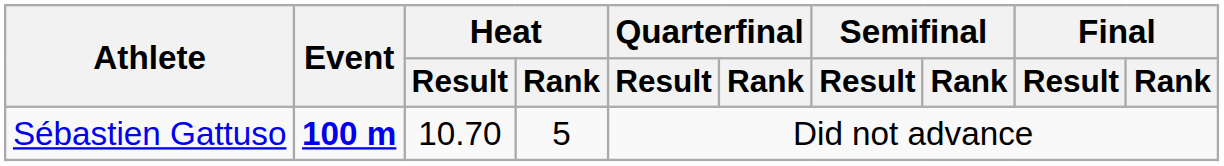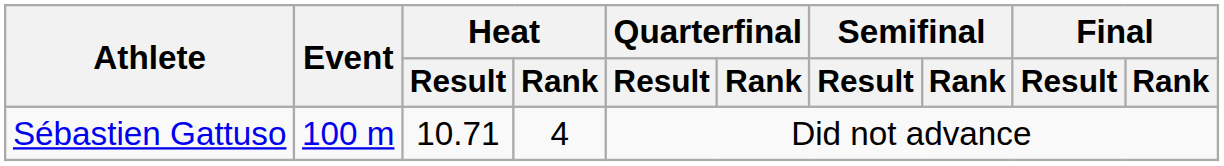(349, 134) bold -> (348, 134) normal
(460, 134) 10.70 -> (458, 134) 10.71
(562, 134) 5 -> (560, 134) 4
